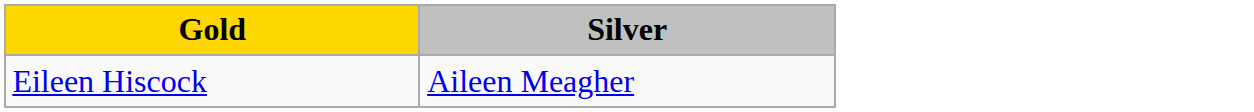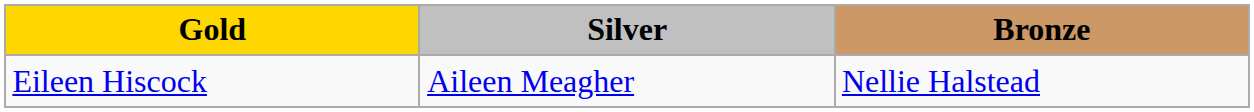+ column: (1042, 29)
